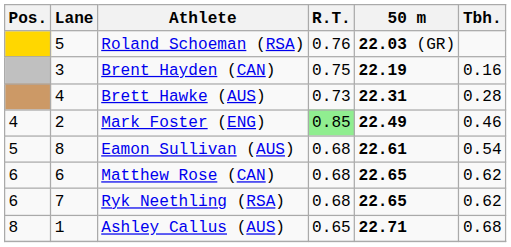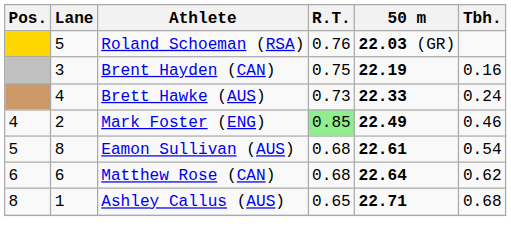(383, 97) 22.31 -> (383, 97) 22.33
(482, 97) 0.28 -> (482, 97) 0.24
(383, 175) 22.65 -> (383, 175) 22.64
- row: (193, 202)
